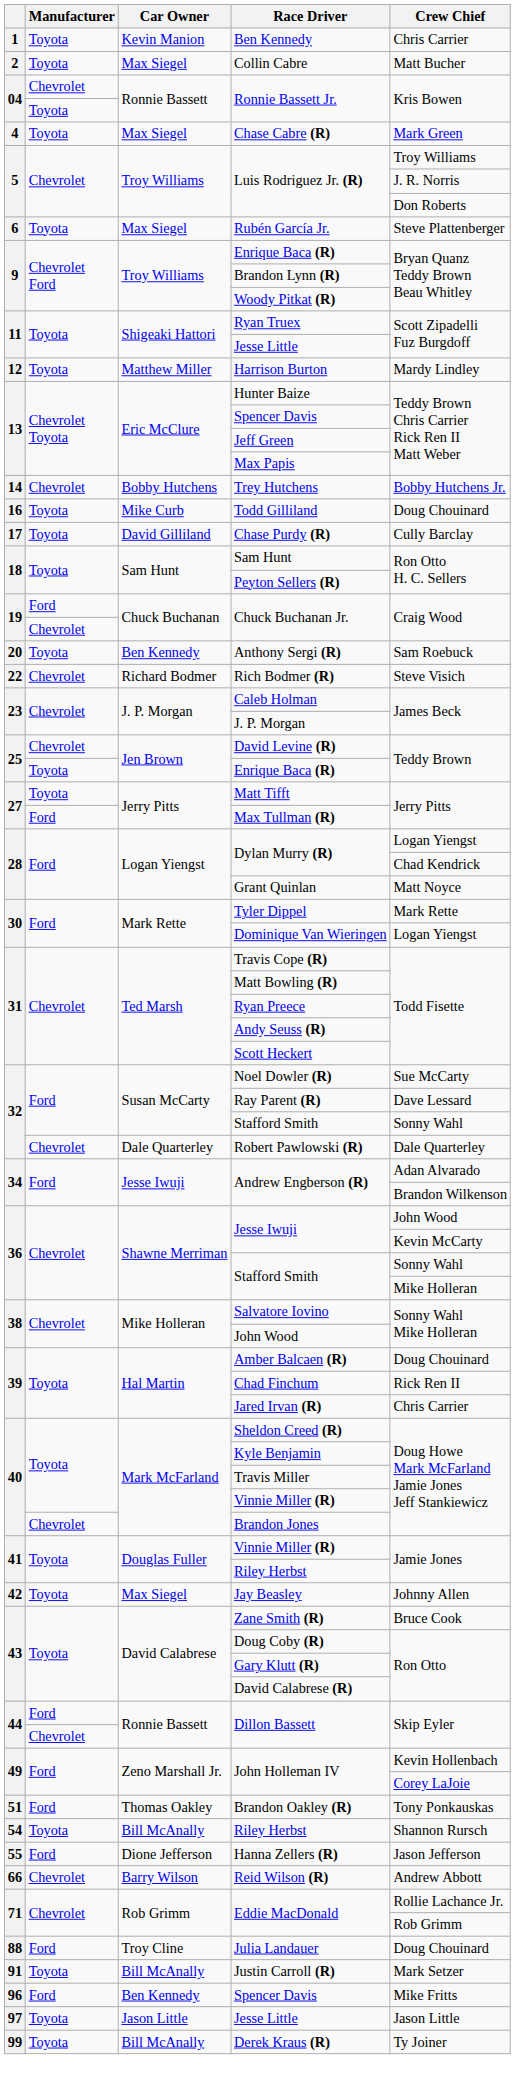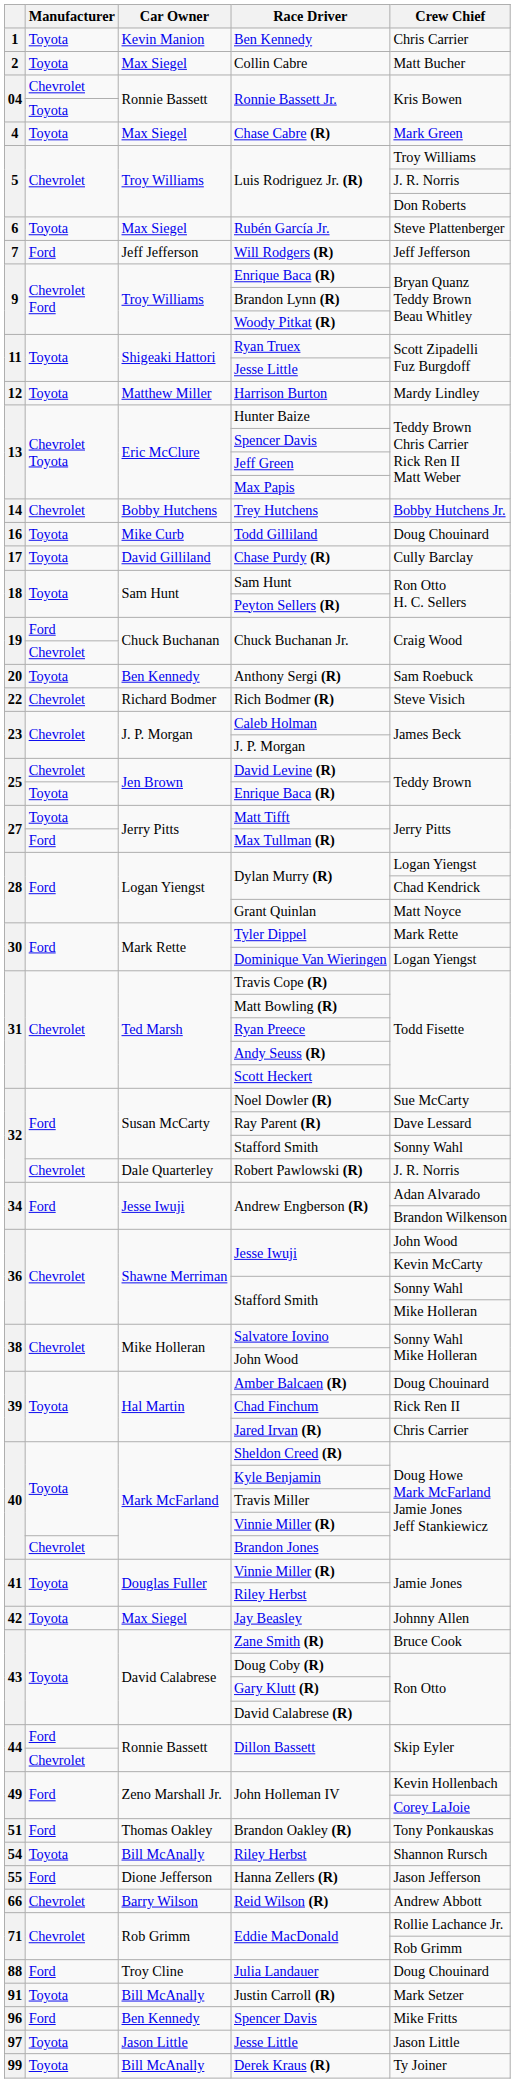+ row: (15, 252)
(439, 1147) Dale Quarterley -> (426, 1170) J. R. Norris
